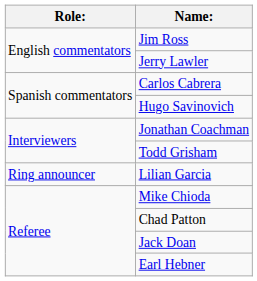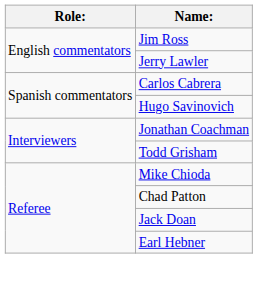- row: (175, 174)
